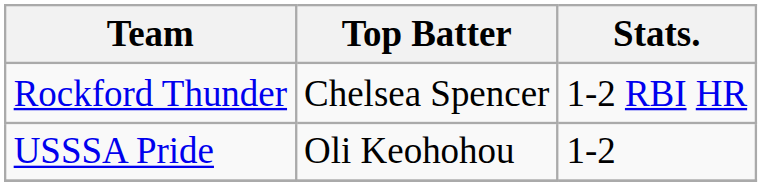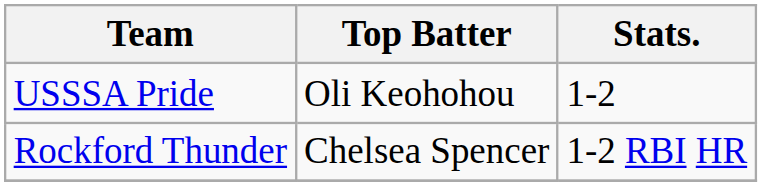rows swapped: (150, 92) <-> (114, 151)
